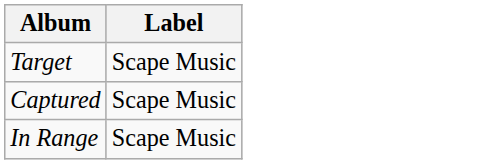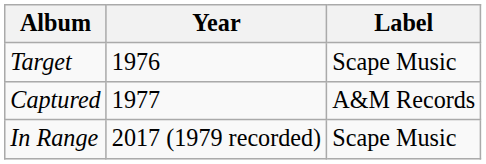+ column: (216, 23)
(174, 100) Scape Music -> (404, 100) A&M Records
